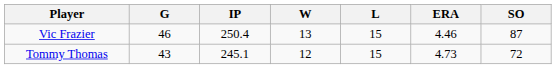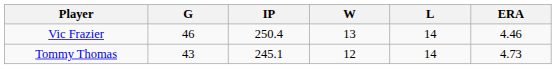- column: (516, 14)
(375, 34) 15 -> (430, 34) 14
(375, 53) 15 -> (430, 53) 14
